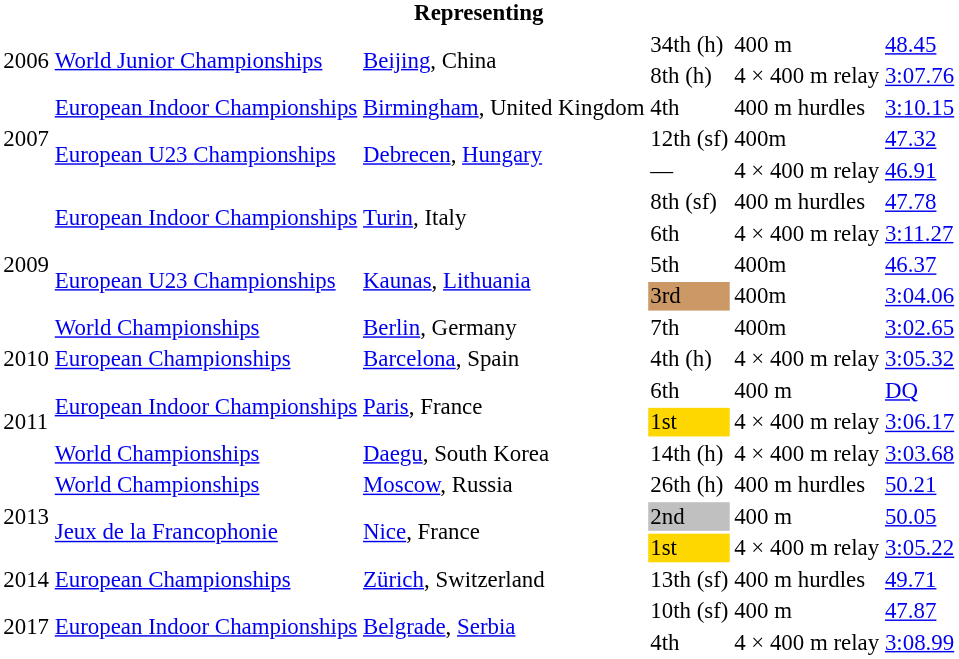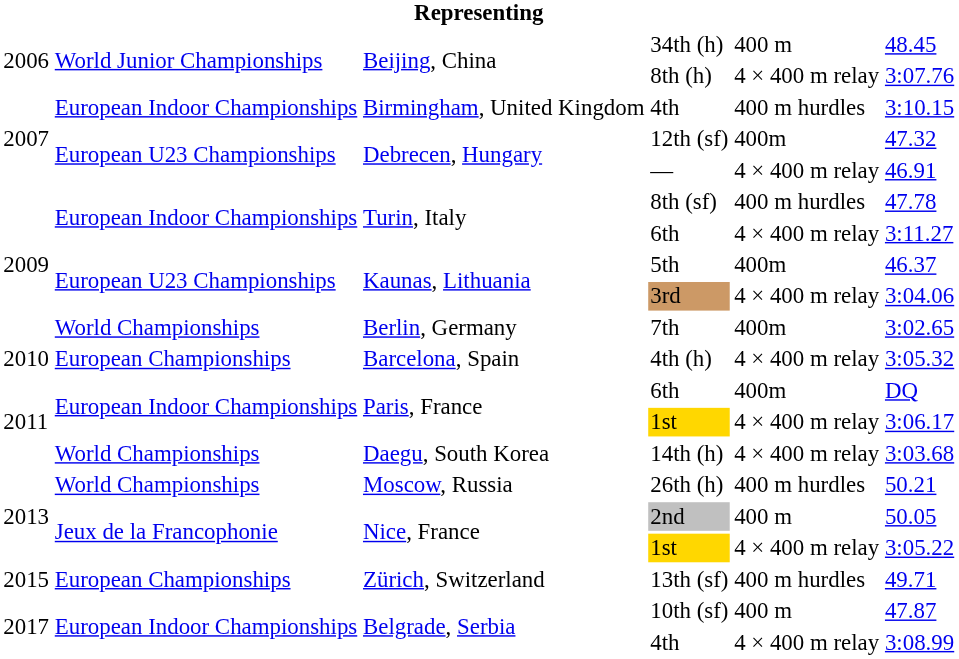(760, 296) 400m -> (807, 296) 4 × 400 m relay
(763, 390) 400 m -> (760, 390) 400m
(26, 579) 2014 -> (26, 579) 2015
